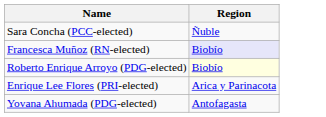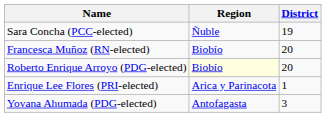+ column: (300, 13)
(207, 49) lavender background -> (207, 49) no background
